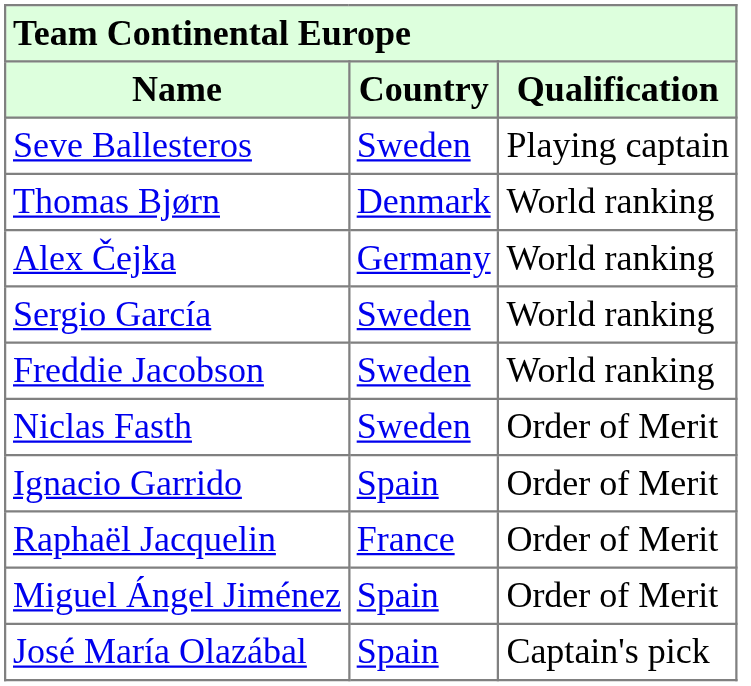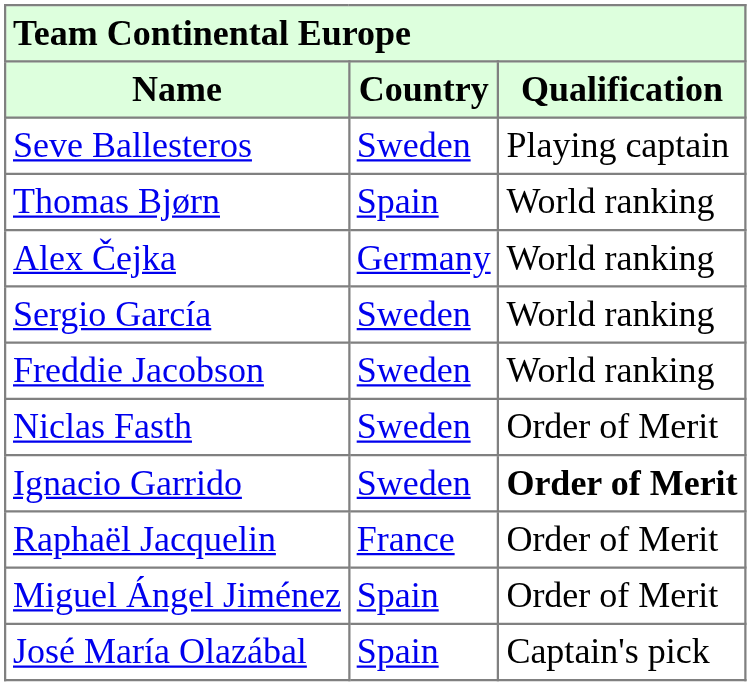(424, 201) Denmark -> (398, 201) Spain
(398, 482) Spain -> (414, 482) Sweden
(612, 482) normal -> (622, 482) bold
